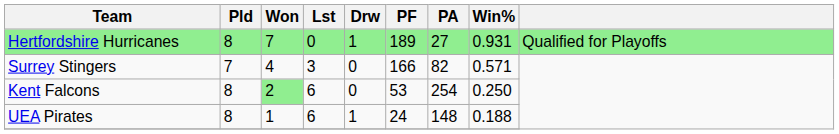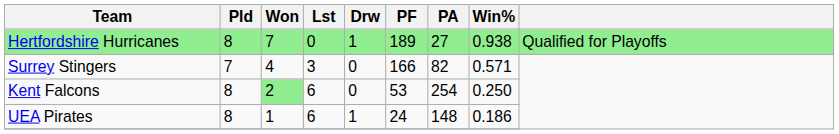(492, 41) 0.931 -> (492, 41) 0.938
(492, 116) 0.188 -> (492, 116) 0.186
